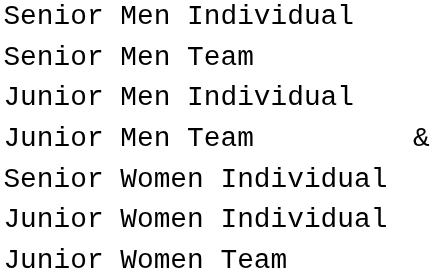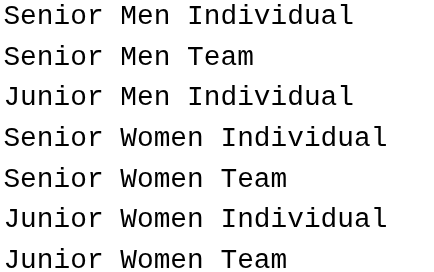- row: (129, 138)
+ row: (145, 179)
